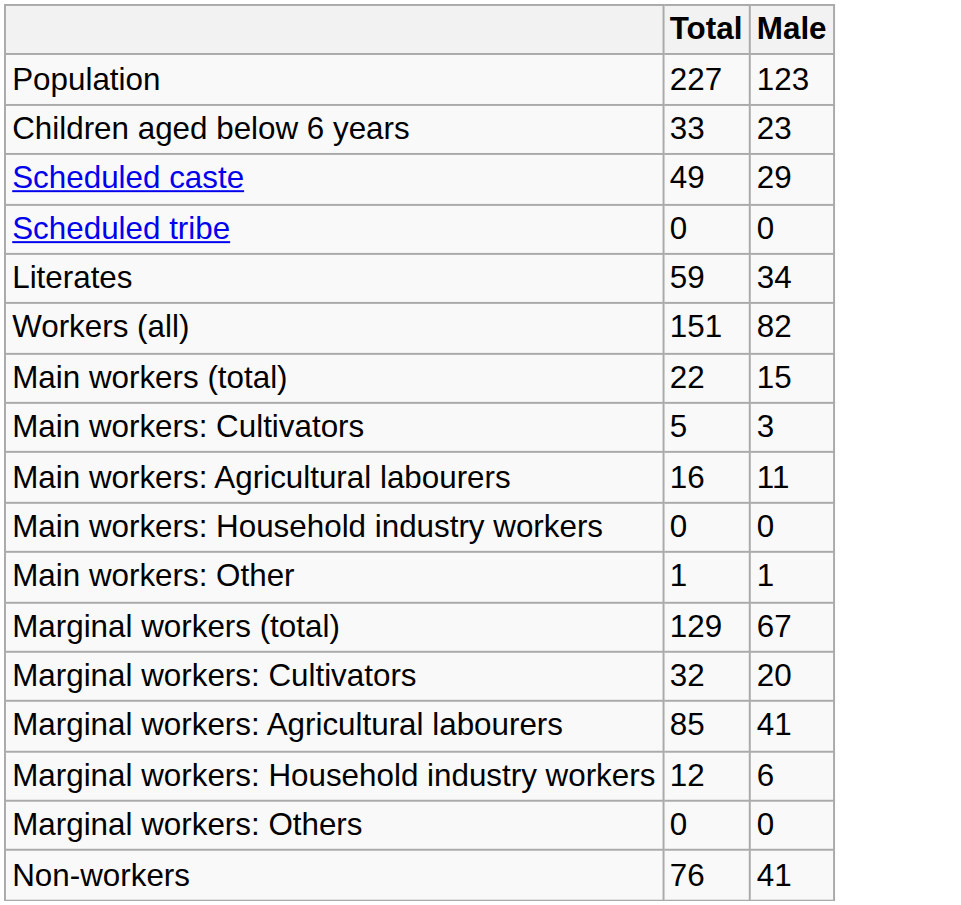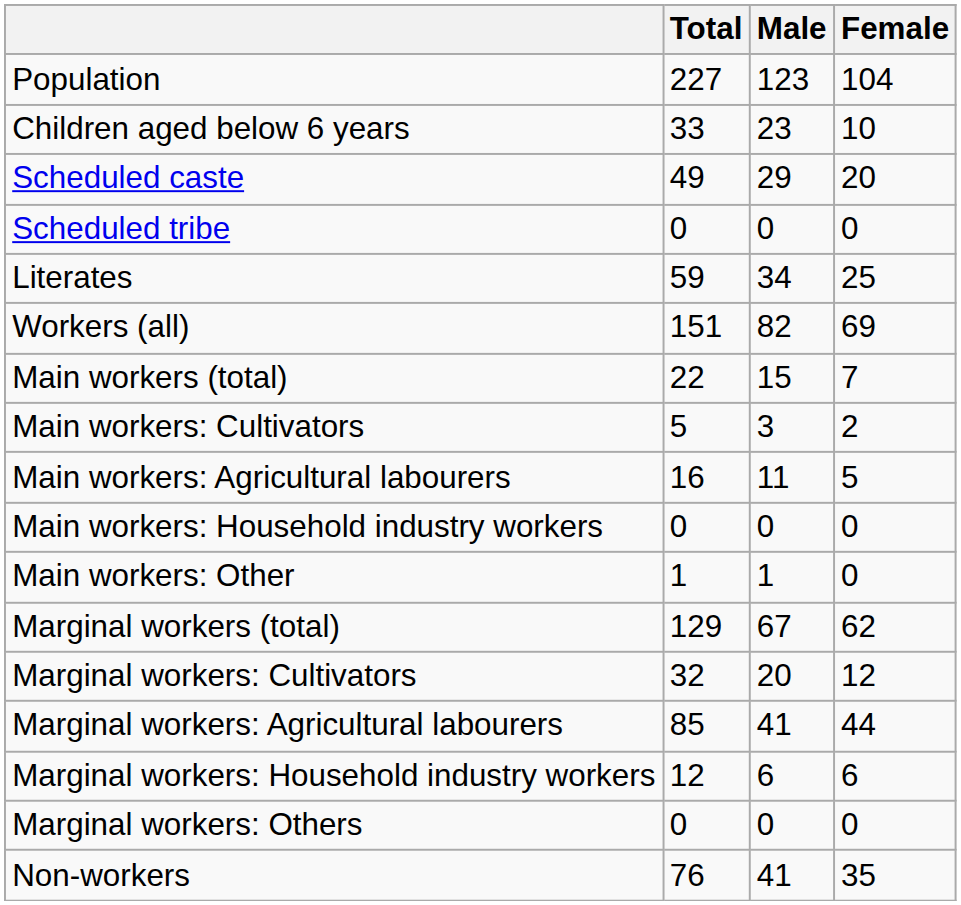+ column: (895, 29)
